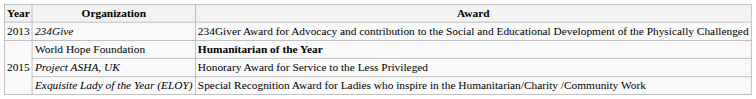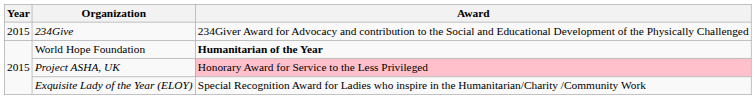(18, 31) 2013 -> (18, 31) 2015
(313, 67) no background -> (313, 67) pink background
